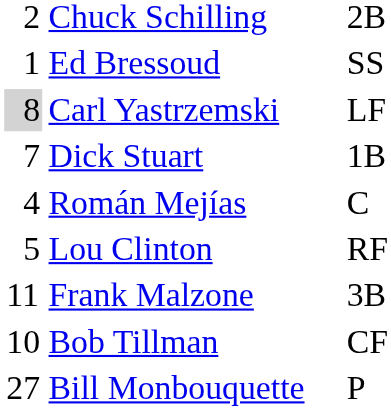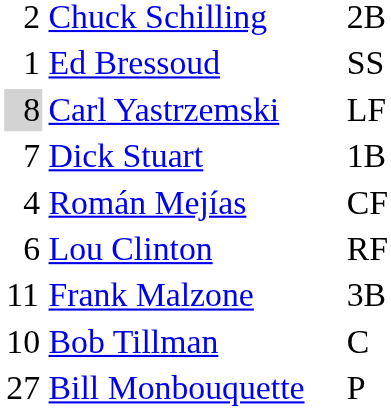(358, 202) C -> (367, 202) CF
(23, 248) 5 -> (23, 248) 6
(367, 341) CF -> (358, 341) C
